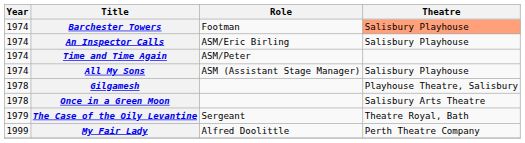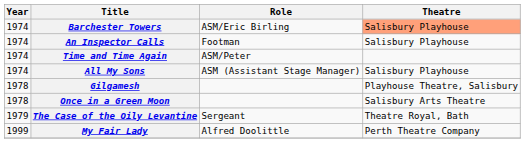(221, 27) Footman -> (245, 27) ASM/Eric Birling
(245, 41) ASM/Eric Birling -> (221, 41) Footman
